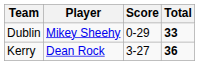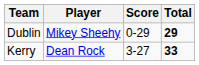(171, 32) 33 -> (171, 32) 29
(171, 51) 36 -> (171, 51) 33
